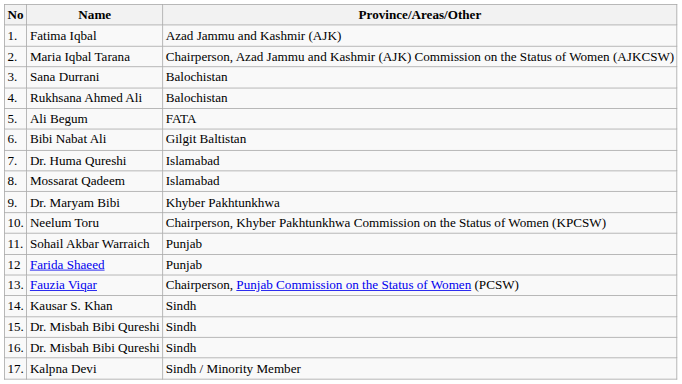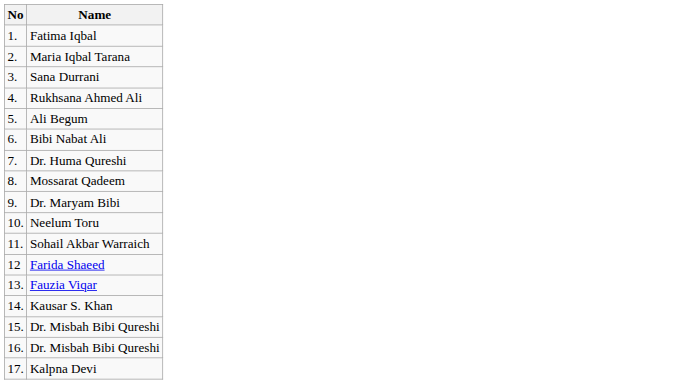- column: (420, 14)
